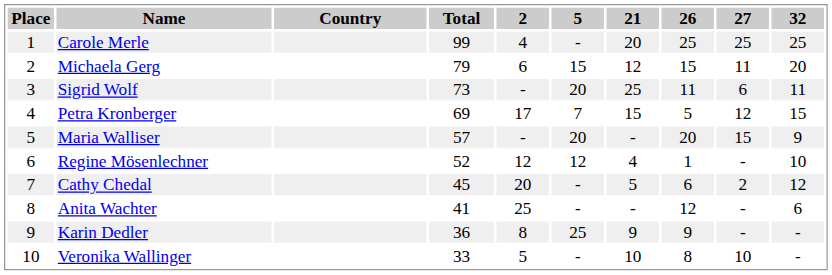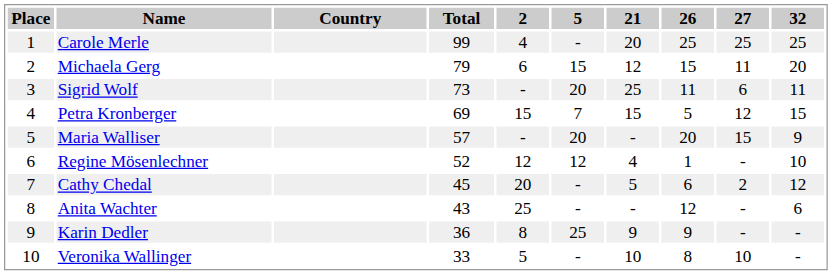(523, 113) 17 -> (523, 113) 15
(462, 208) 41 -> (462, 208) 43
